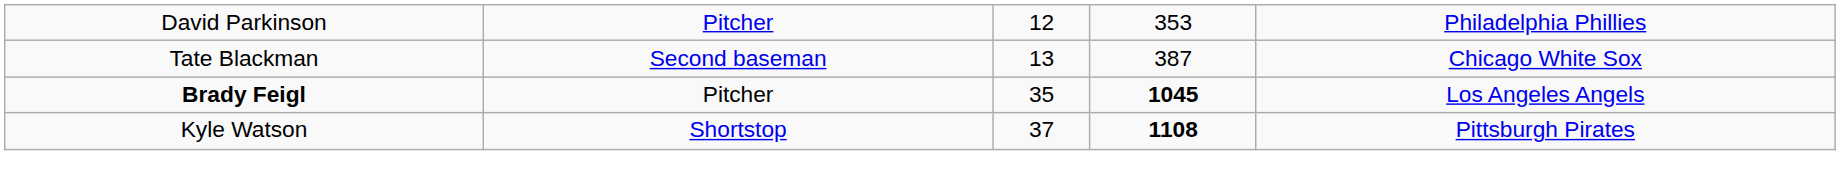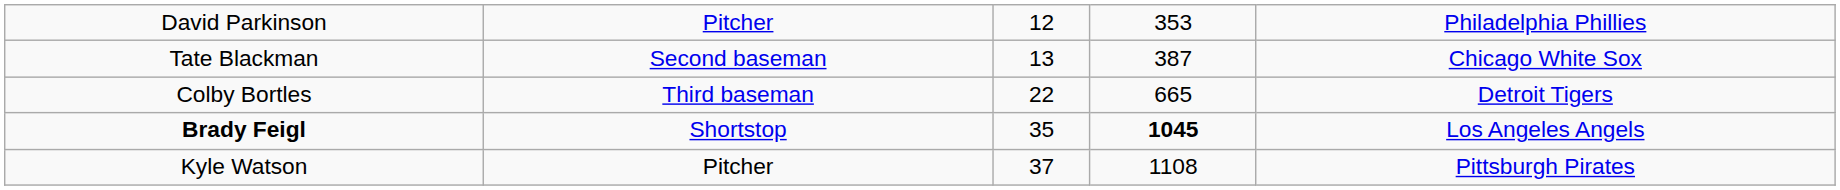+ row: (244, 94)
(738, 94) Pitcher -> (738, 130) Shortstop
(738, 130) Shortstop -> (738, 166) Pitcher
(1173, 130) bold -> (1173, 166) normal
